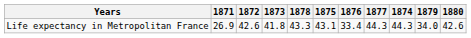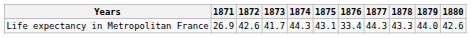columns swapped: (402, 12) <-> (300, 12)
(275, 26) 41.8 -> (275, 26) 41.7
(428, 26) 34.0 -> (428, 26) 44.0
